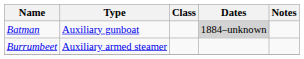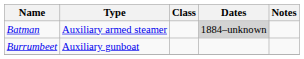(101, 29) Auxiliary gunboat -> (115, 29) Auxiliary armed steamer
(115, 46) Auxiliary armed steamer -> (101, 46) Auxiliary gunboat
